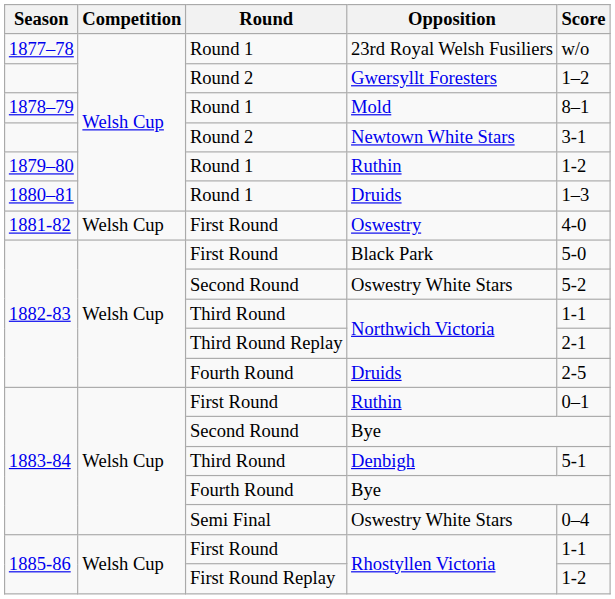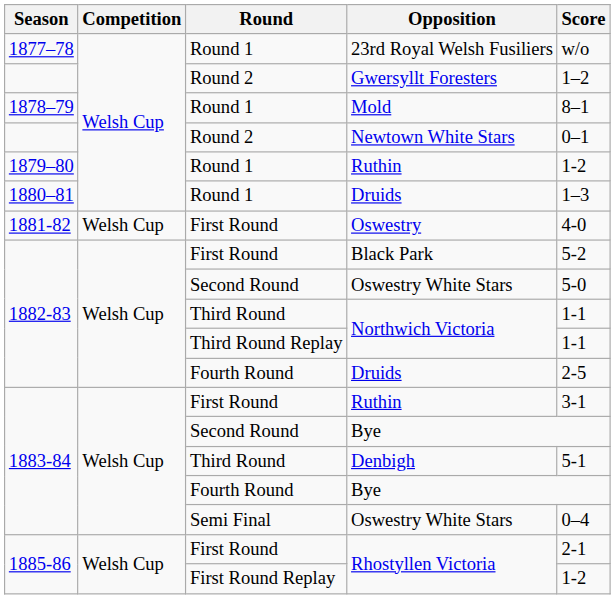(574, 136) 3-1 -> (575, 136) 0–1
(574, 254) 5-0 -> (574, 254) 5-2
(574, 284) 5-2 -> (574, 284) 5-0
(574, 343) 2-1 -> (574, 343) 1-1
(575, 401) 0–1 -> (574, 401) 3-1
(574, 549) 1-1 -> (574, 549) 2-1
